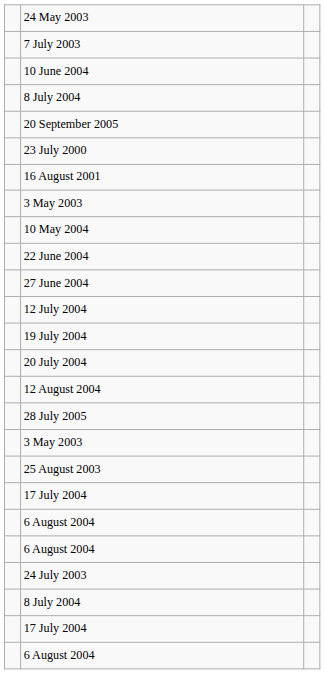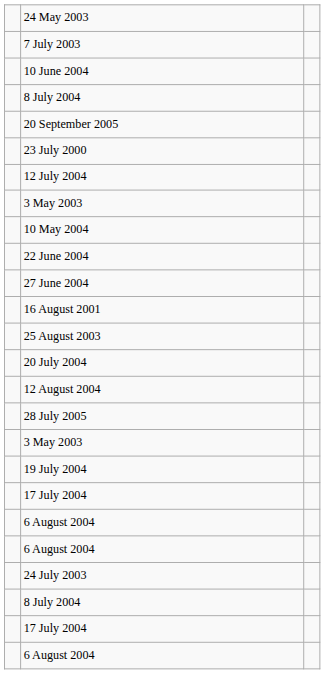rows swapped: (13, 177) <-> (13, 310)
rows swapped: (13, 337) <-> (13, 469)
